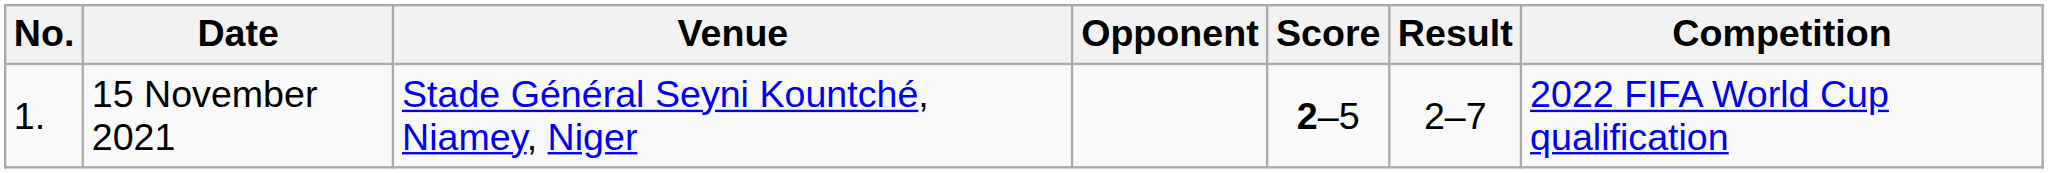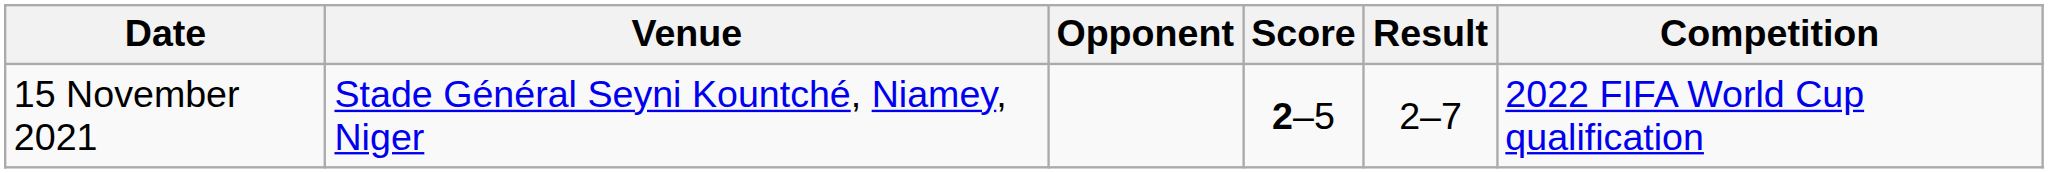- column: (44, 34)
